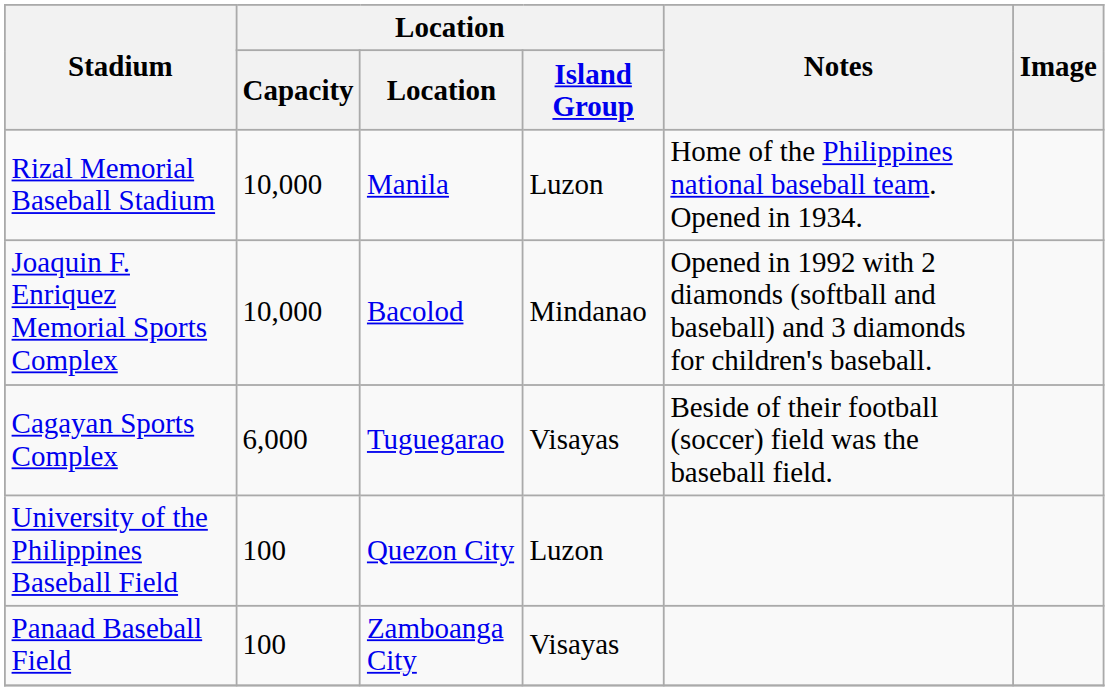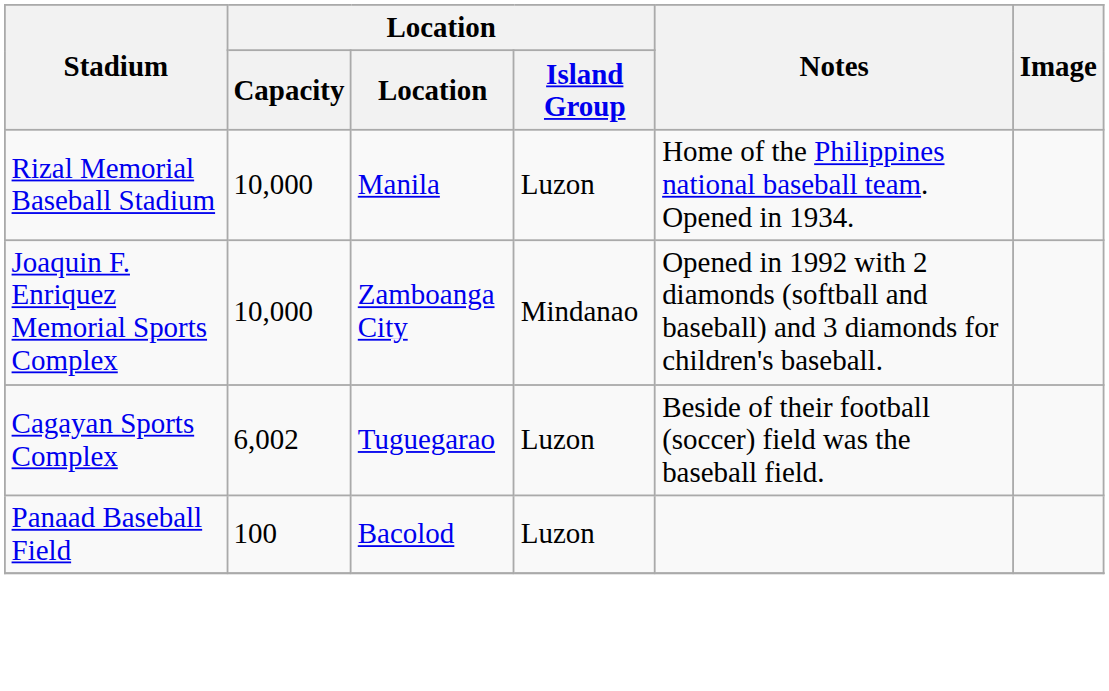(415, 311) Bacolod -> (426, 311) Zamboanga City
(275, 439) 6,000 -> (266, 439) 6,002
(574, 439) Visayas -> (558, 439) Luzon
- row: (110, 550)
(435, 645) Zamboanga City -> (406, 534) Bacolod
(574, 645) Visayas -> (558, 534) Luzon
